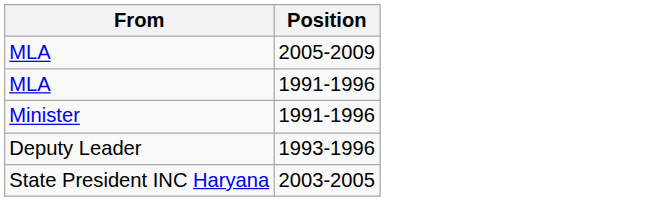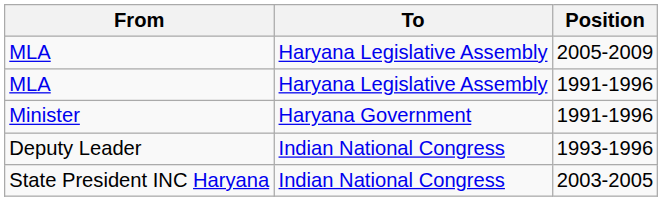+ column: (413, 20)
